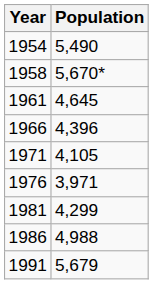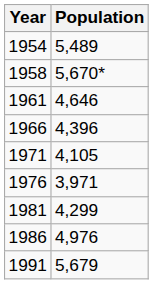(77, 45) 5,490 -> (77, 45) 5,489
(77, 100) 4,645 -> (77, 100) 4,646
(77, 237) 4,988 -> (77, 237) 4,976
